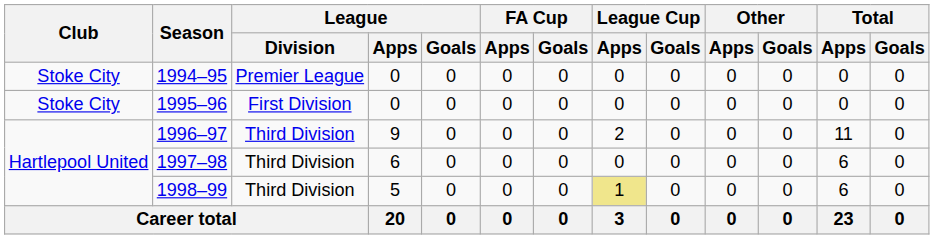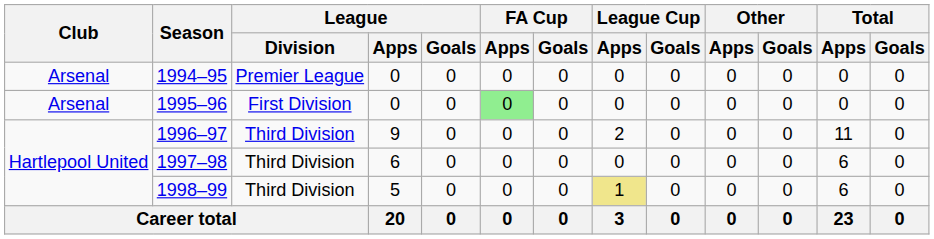(79, 76) Stoke City -> (79, 76) Arsenal
(79, 104) Stoke City -> (79, 104) Arsenal
(507, 104) no background -> (507, 104) lightgreen background
